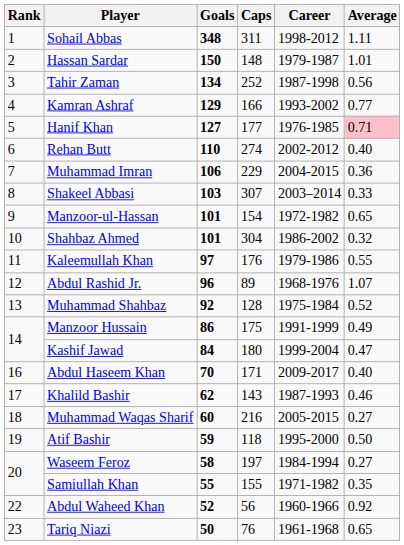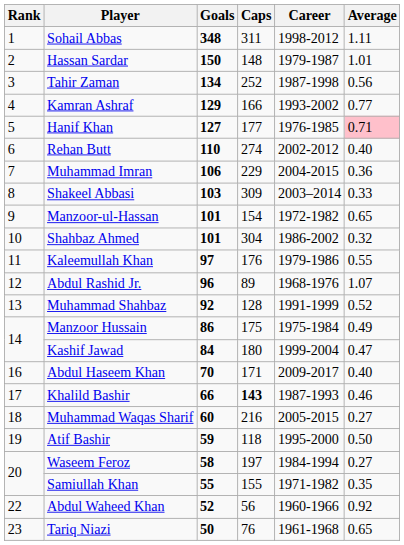(251, 194) 307 -> (251, 194) 309
(308, 305) 1975-1984 -> (308, 305) 1991-1999
(308, 328) 1991-1999 -> (308, 328) 1975-1984
(207, 395) 62 -> (207, 395) 66
(251, 395) normal -> (251, 395) bold
